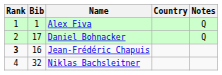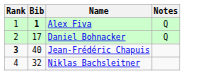- column: (171, 11)
(37, 24) normal -> (37, 24) bold
(37, 50) 16 -> (37, 50) 40
